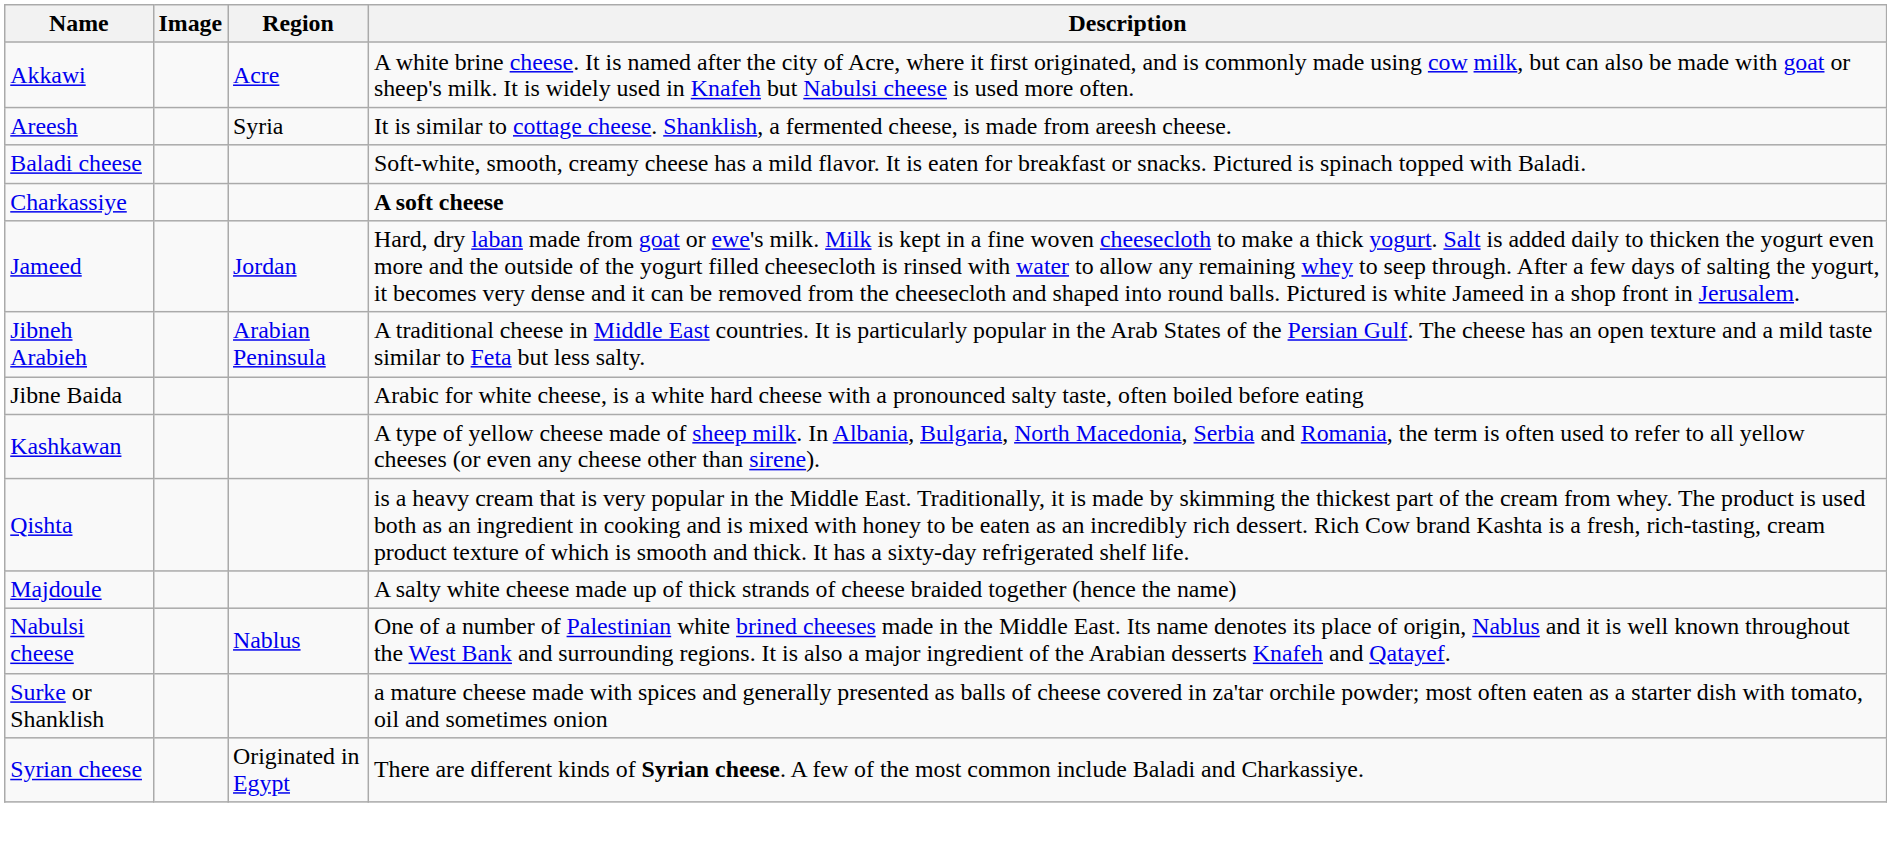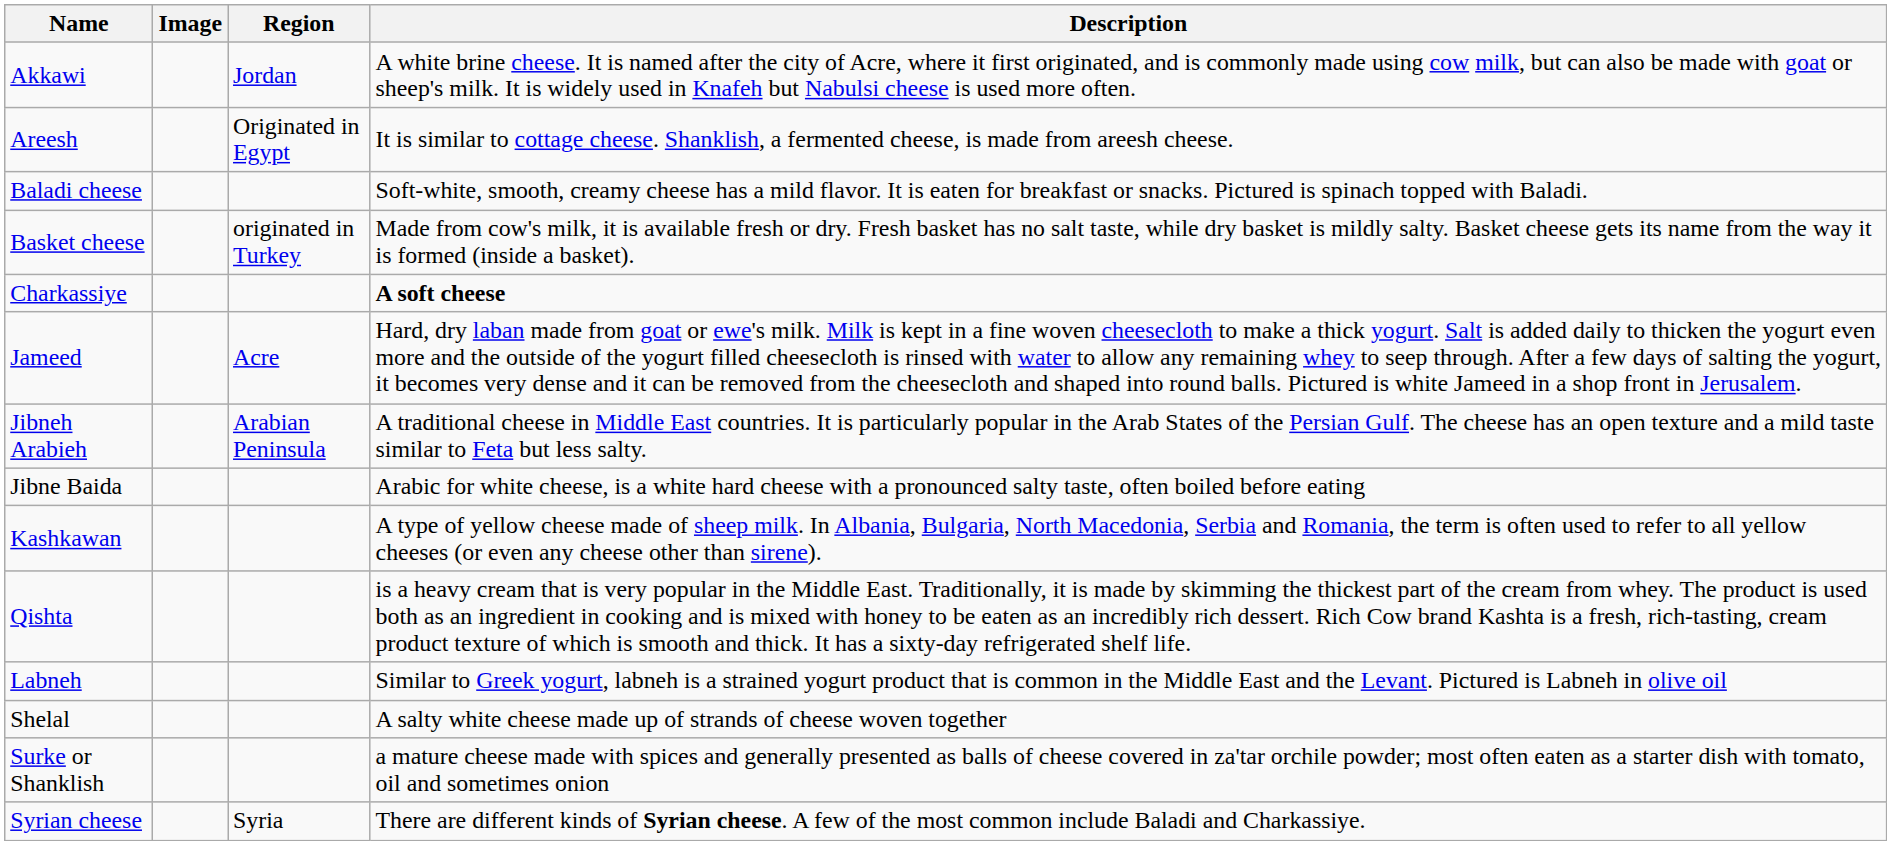(256, 74) Acre -> (265, 74) Jordan
(258, 125) Syria -> (296, 139) Originated in Egypt
+ row: (77, 241)
(265, 266) Jordan -> (256, 357) Acre
+ row: (46, 680)
- row: (56, 589)
- row: (47, 640)
+ row: (40, 718)
(296, 769) Originated in Egypt -> (258, 820) Syria
